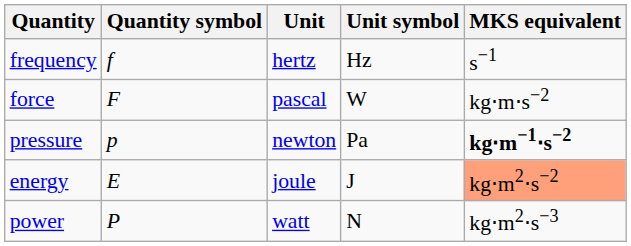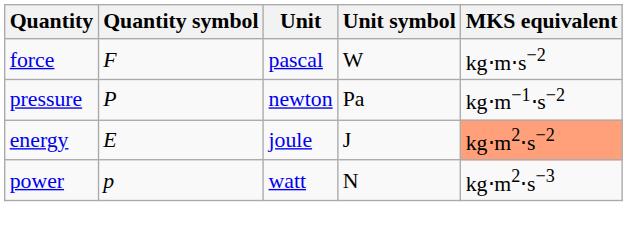- row: (53, 59)
(112, 139) p -> (110, 99) P
(520, 140) bold -> (515, 99) normal
(113, 220) P -> (109, 180) p
